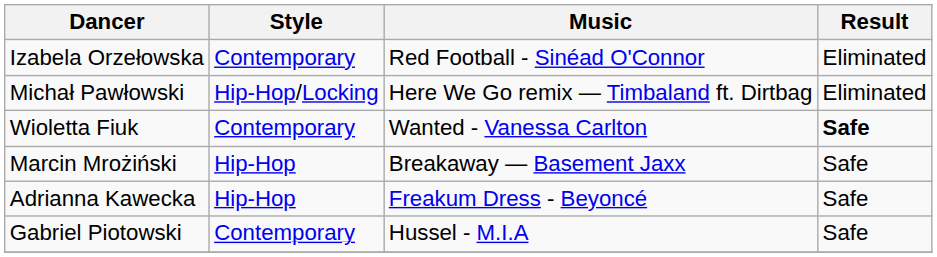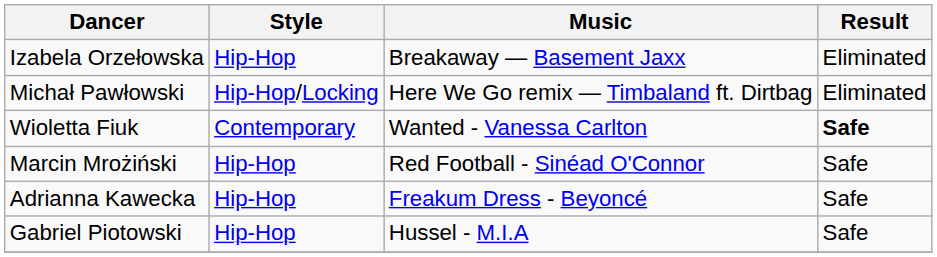(285, 57) Contemporary -> (255, 57) Hip-Hop
(547, 57) Red Football - Sinéad O'Connor -> (537, 57) Breakaway — Basement Jaxx
(537, 163) Breakaway — Basement Jaxx -> (547, 163) Red Football - Sinéad O'Connor
(285, 233) Contemporary -> (255, 233) Hip-Hop
